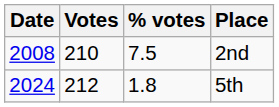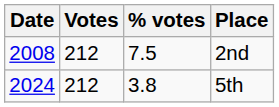(81, 53) 210 -> (81, 53) 212
(142, 85) 1.8 -> (142, 85) 3.8
